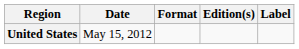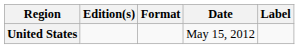columns swapped: (117, 14) <-> (229, 14)
